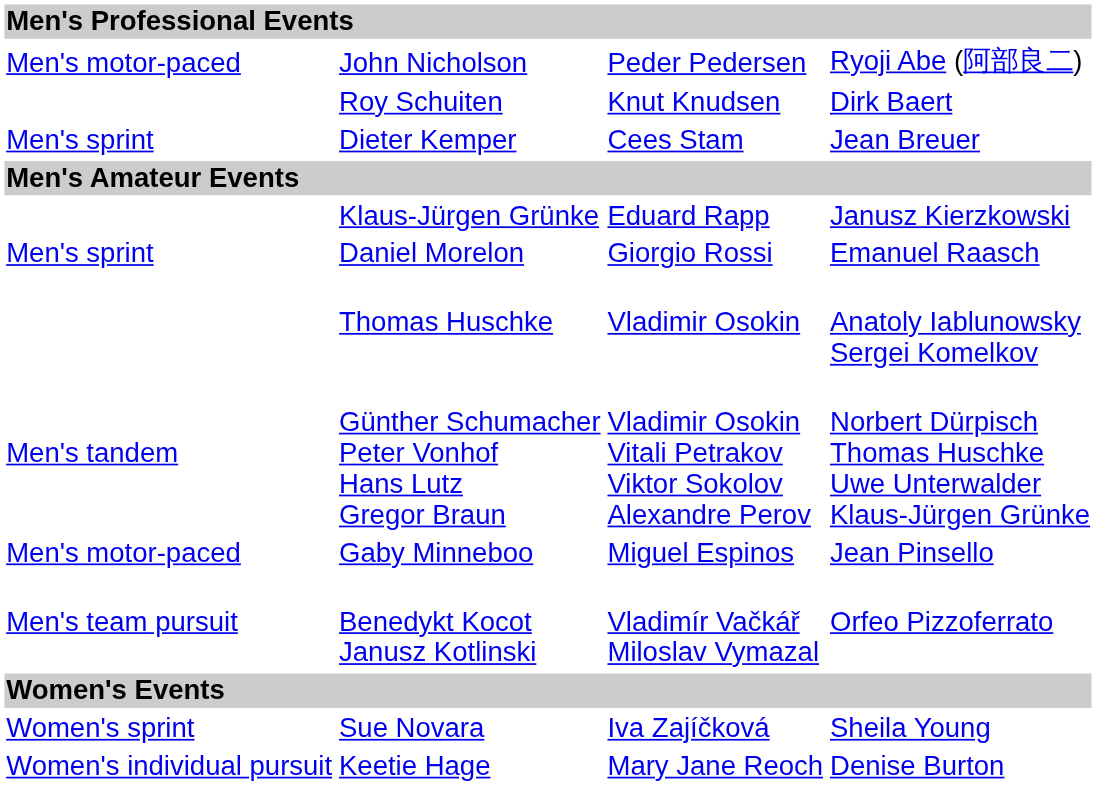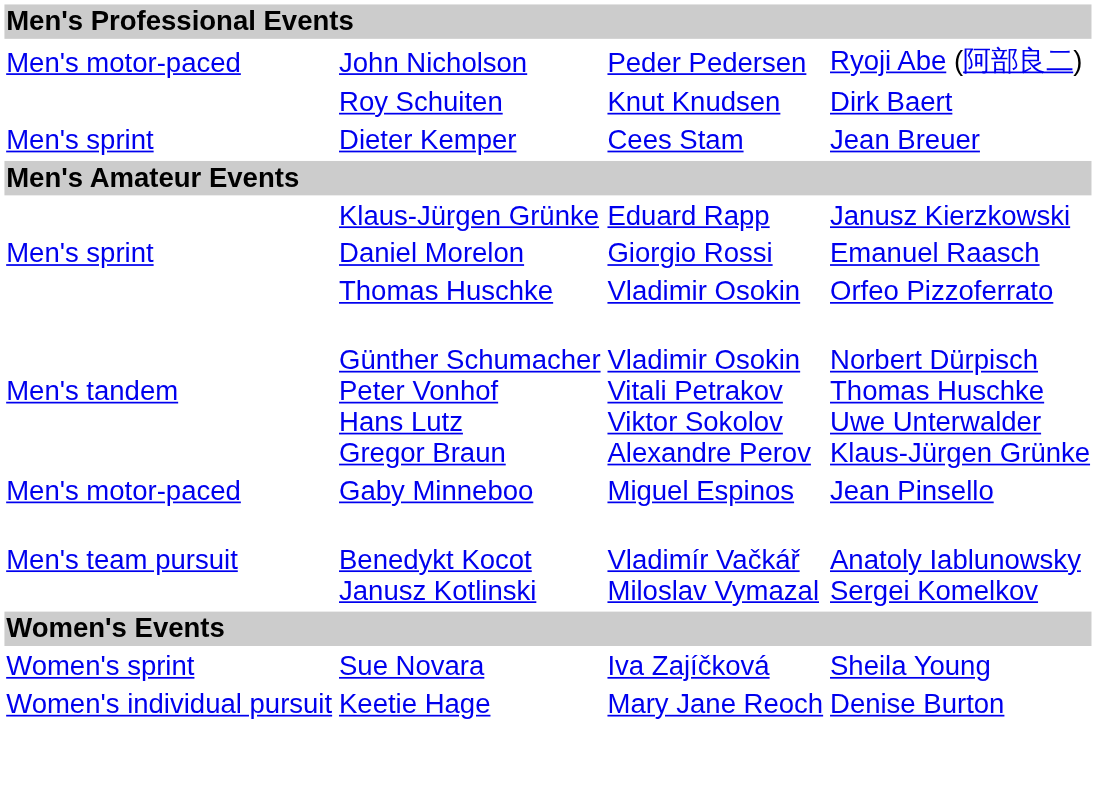(955, 337) Anatoly Iablunowsky Sergei Komelkov -> (942, 291) Orfeo Pizzoferrato
(942, 621) Orfeo Pizzoferrato -> (955, 575) Anatoly Iablunowsky Sergei Komelkov
